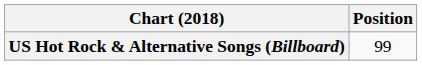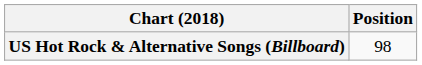(383, 45) 99 -> (383, 45) 98
